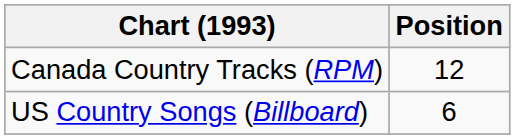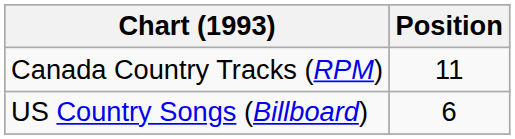(449, 69) 12 -> (449, 69) 11
